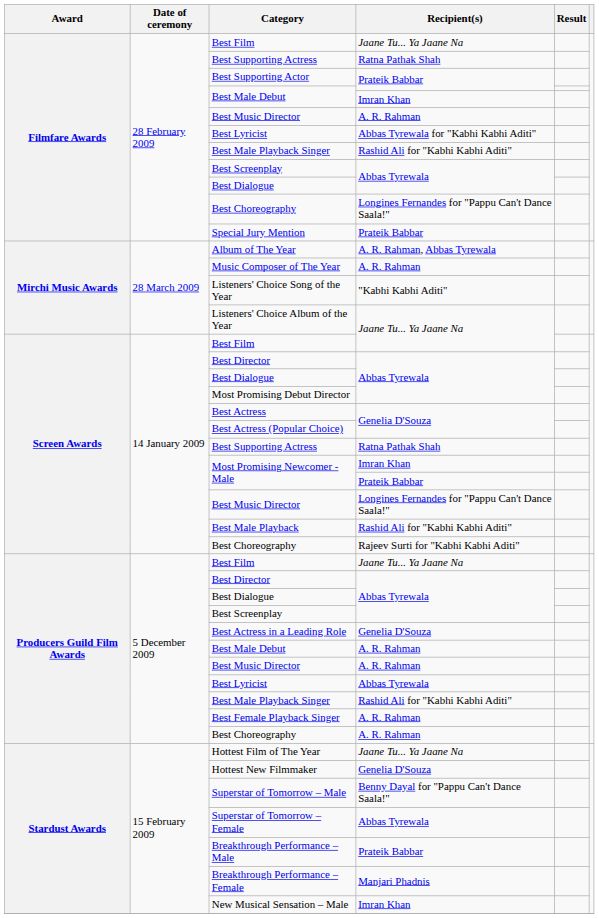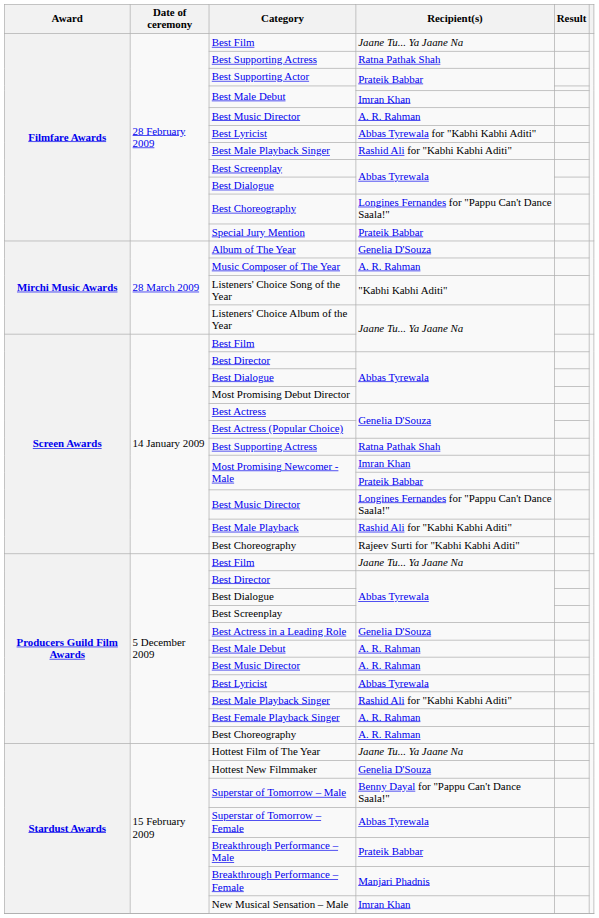(427, 249) A. R. Rahman, Abbas Tyrewala -> (395, 249) Genelia D'Souza
